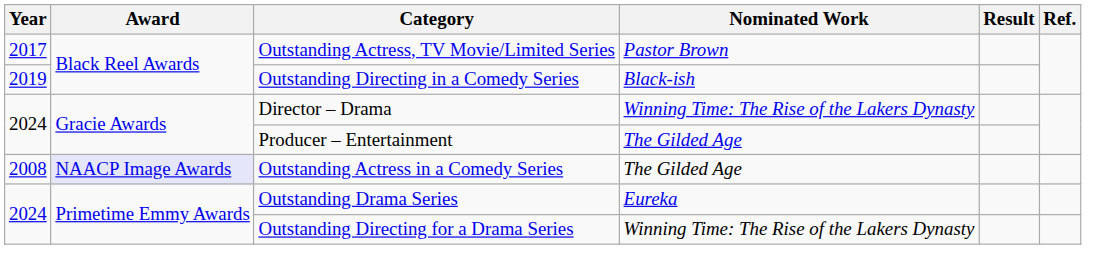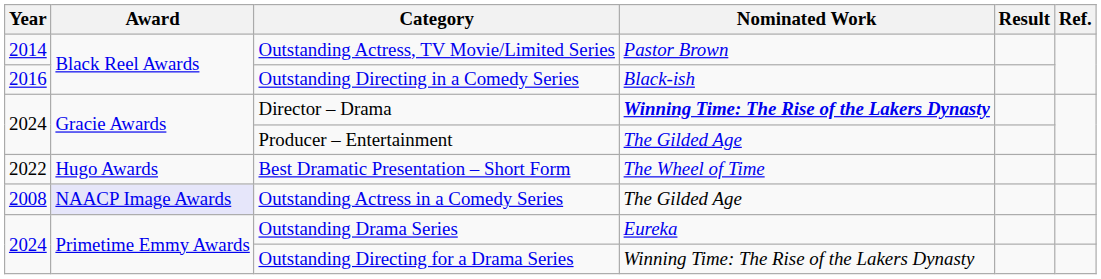(28, 49) 2017 -> (28, 49) 2014
(28, 79) 2019 -> (28, 79) 2016
(799, 109) normal -> (807, 109) bold
+ row: (414, 169)
